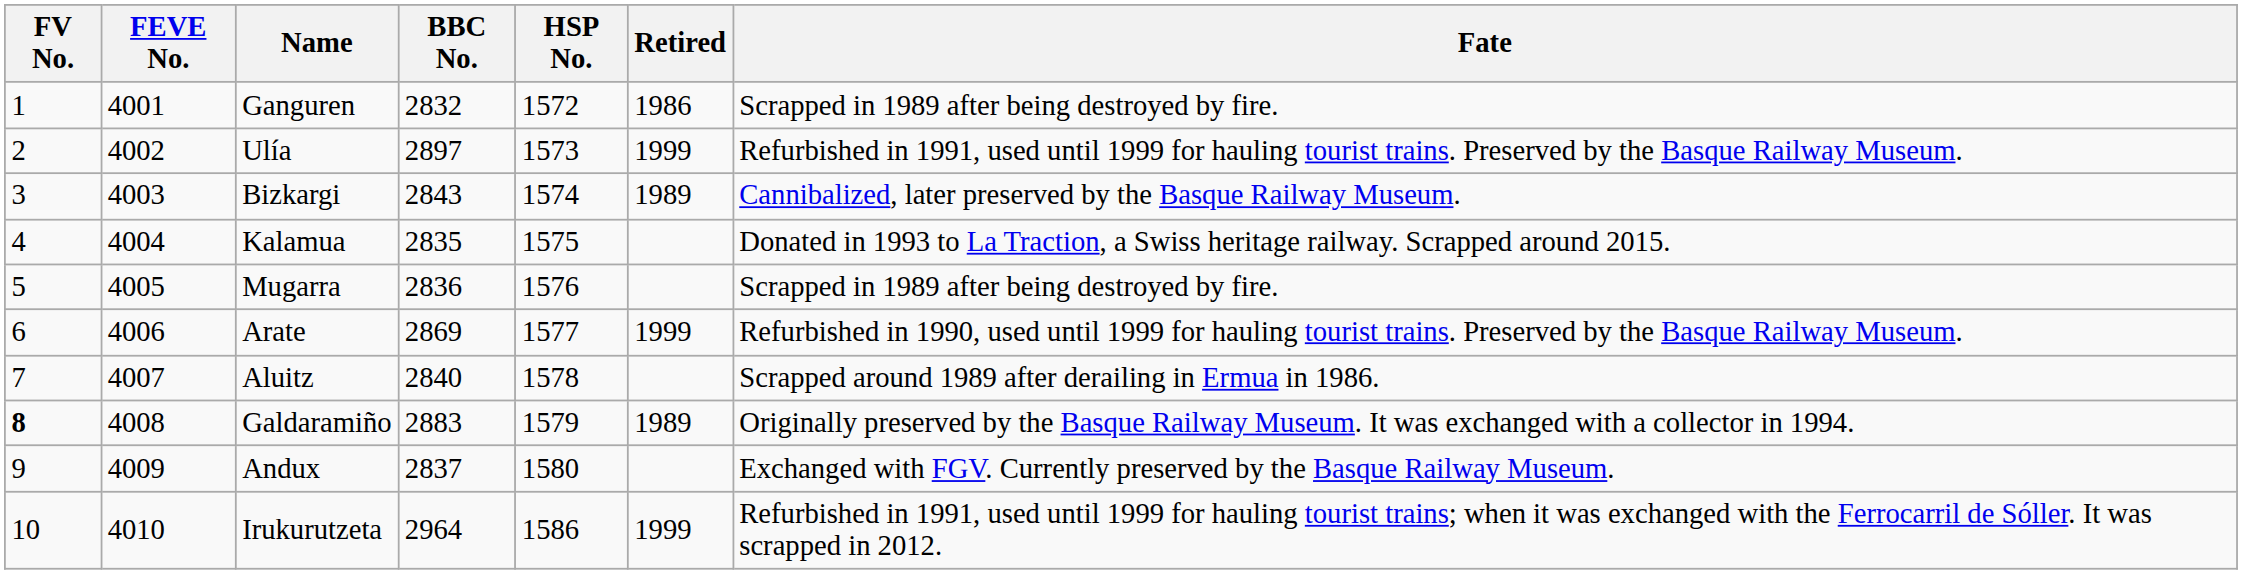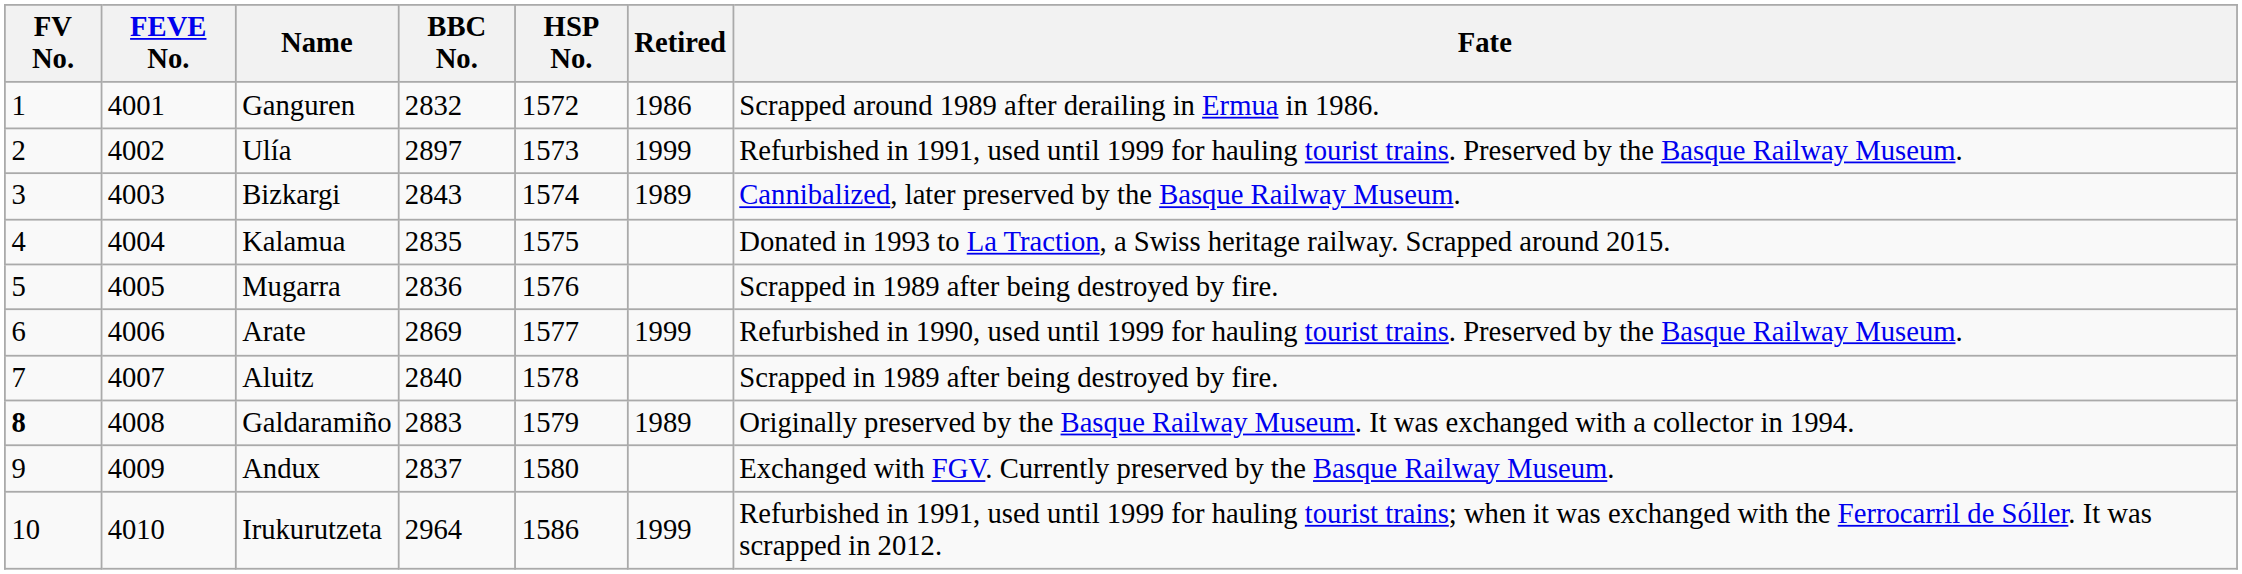(1009, 104) Scrapped in 1989 after being destroyed by fire. -> (1059, 104) Scrapped around 1989 after derailing in Ermua in 1986.
(1059, 377) Scrapped around 1989 after derailing in Ermua in 1986. -> (1009, 377) Scrapped in 1989 after being destroyed by fire.
